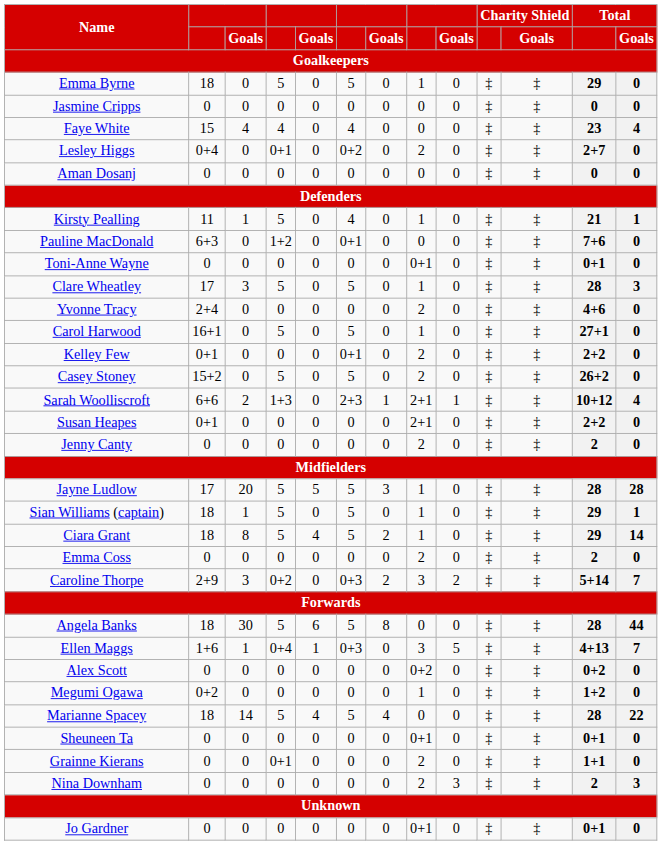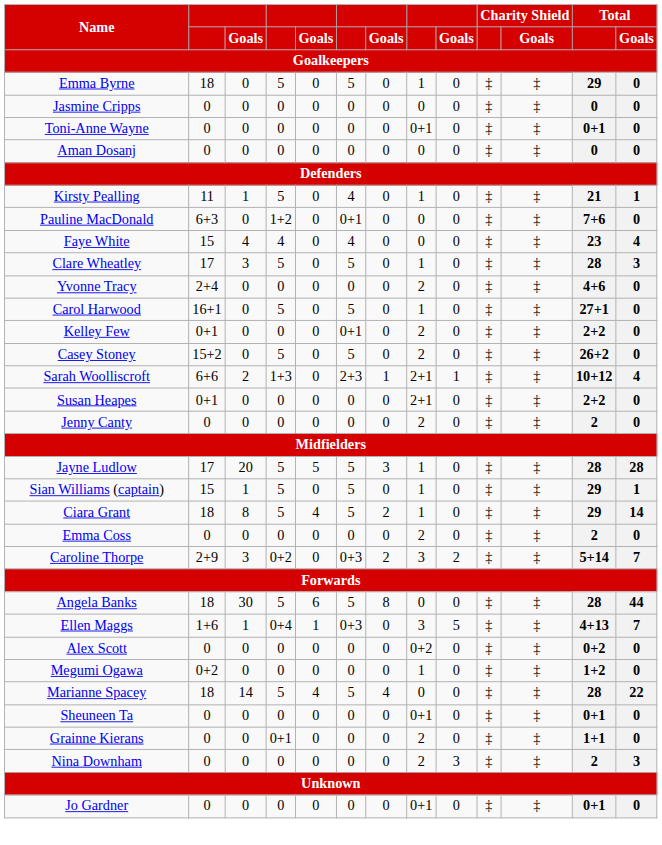rows swapped: (97, 264) <-> (97, 128)
- row: (97, 151)
(207, 512) 18 -> (207, 490) 15
